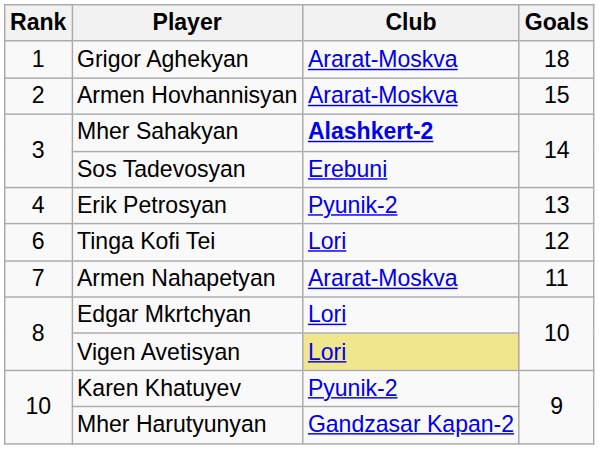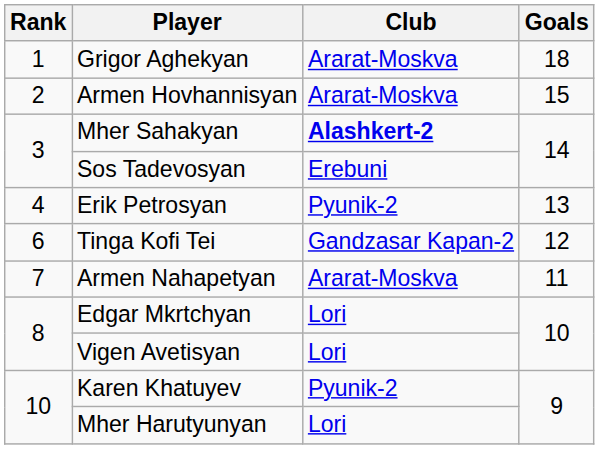(327, 242) Lori -> (411, 242) Gandzasar Kapan-2
(327, 351) khaki background -> (327, 351) no background
(411, 424) Gandzasar Kapan-2 -> (327, 424) Lori
